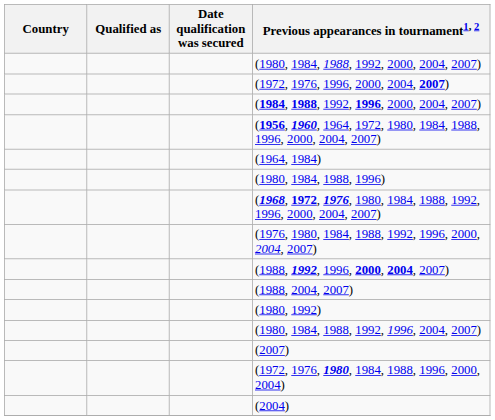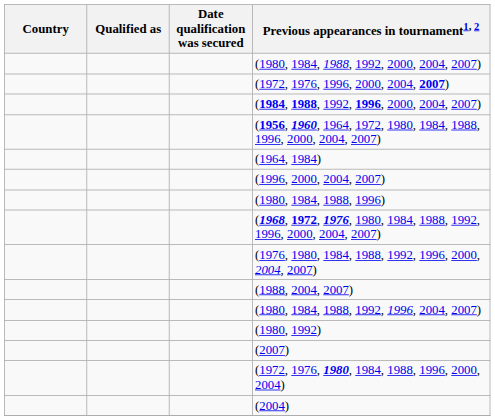+ row: (320, 179)
- row: (352, 269)
rows swapped: (368, 330) <-> (288, 309)
